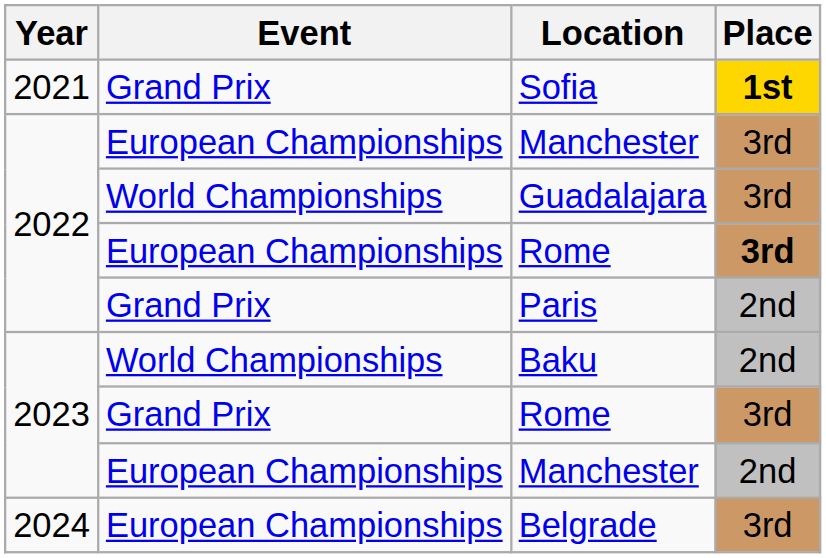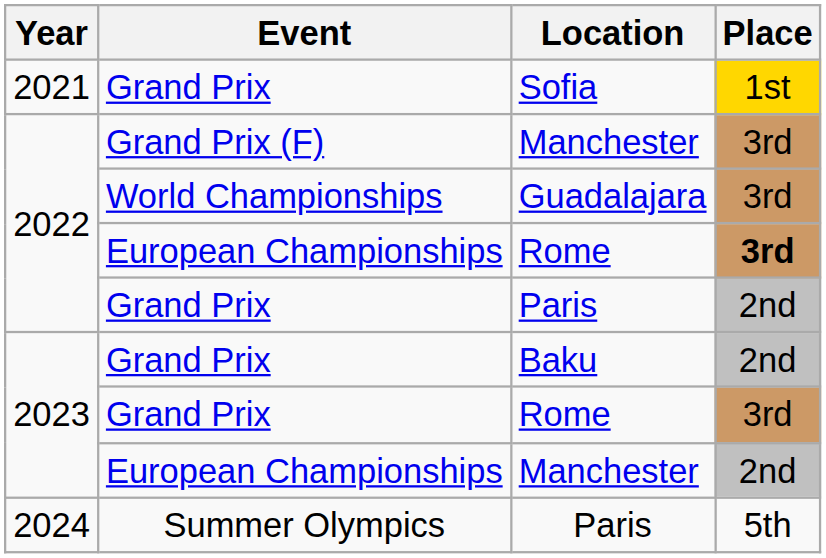(768, 87) bold -> (768, 87) normal
(304, 142) European Championships -> (215, 142) Grand Prix (F)
(274, 360) World Championships -> (188, 360) Grand Prix
- row: (52, 524)
+ row: (52, 524)
